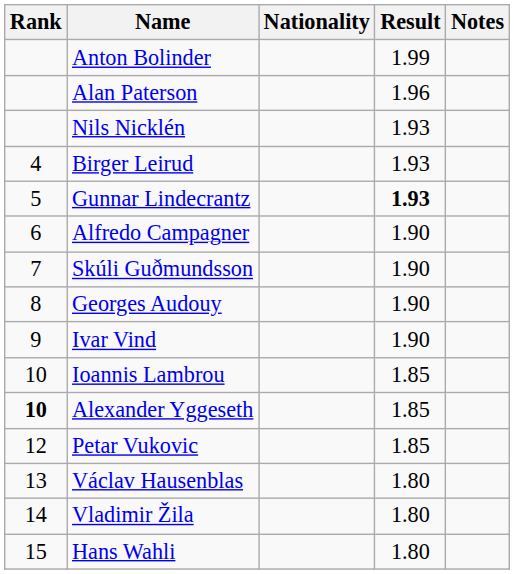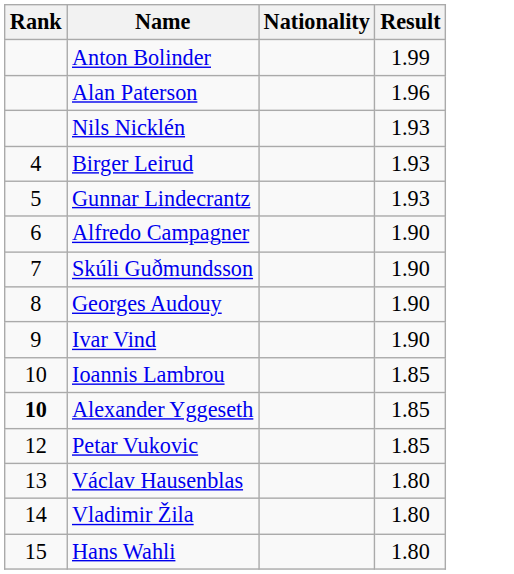- column: (477, 22)
(410, 198) bold -> (410, 198) normal
